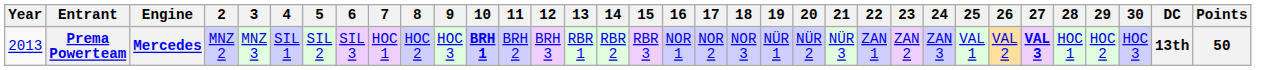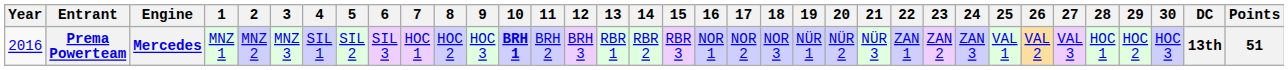+ column: (222, 16)
(25, 46) 2013 -> (25, 46) 2016
(1037, 46) bold -> (1070, 46) normal
(1222, 46) 50 -> (1255, 46) 51
